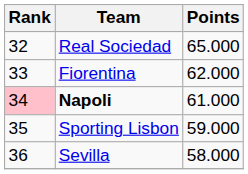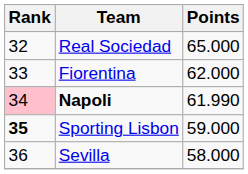(213, 100) 61.000 -> (213, 100) 61.990
(18, 127) normal -> (18, 127) bold
